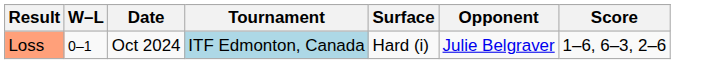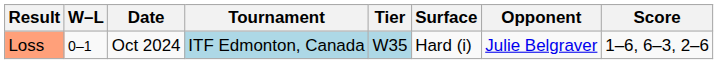+ column: (390, 17)
